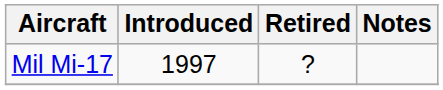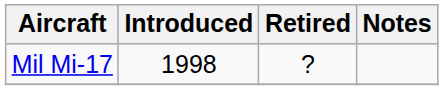(189, 63) 1997 -> (189, 63) 1998
